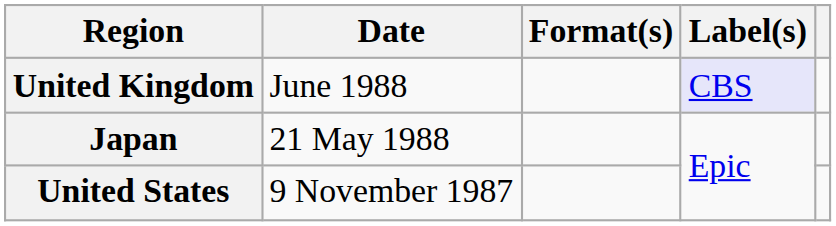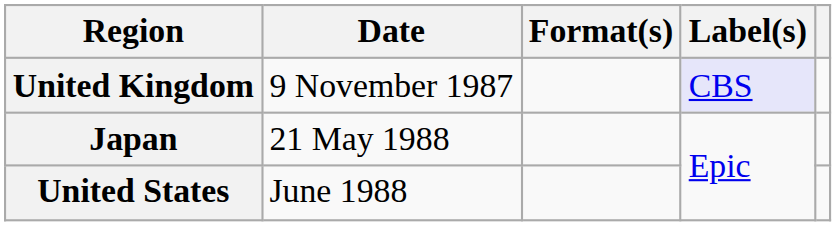(338, 84) June 1988 -> (391, 84) 9 November 1987
(391, 191) 9 November 1987 -> (338, 191) June 1988
